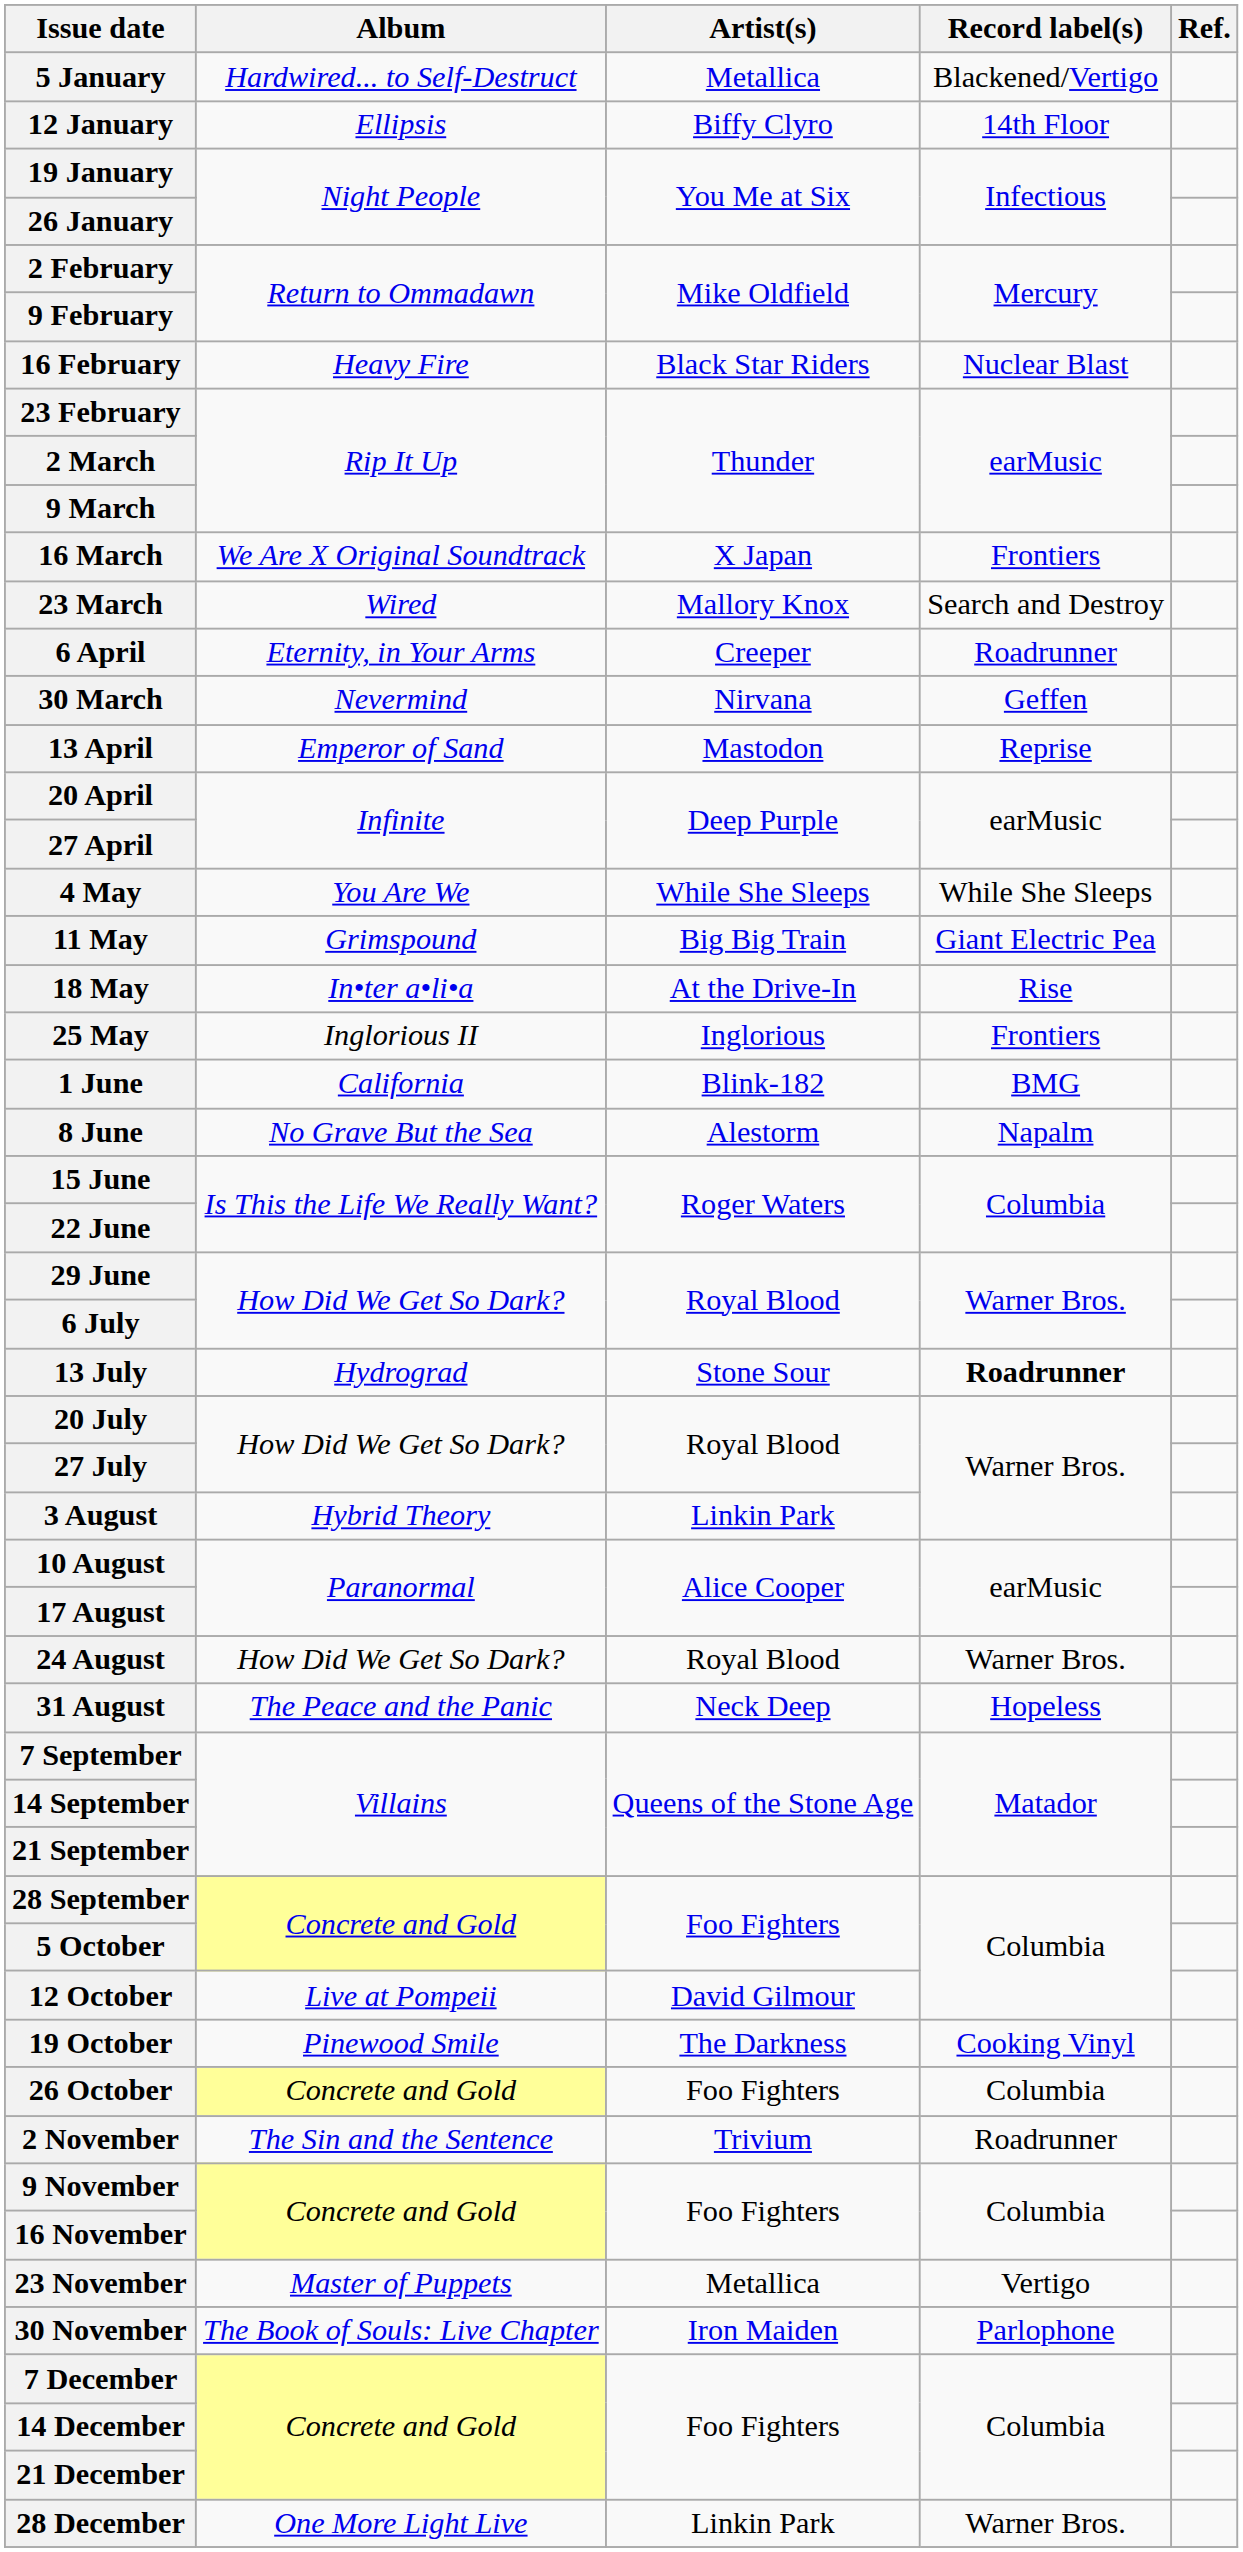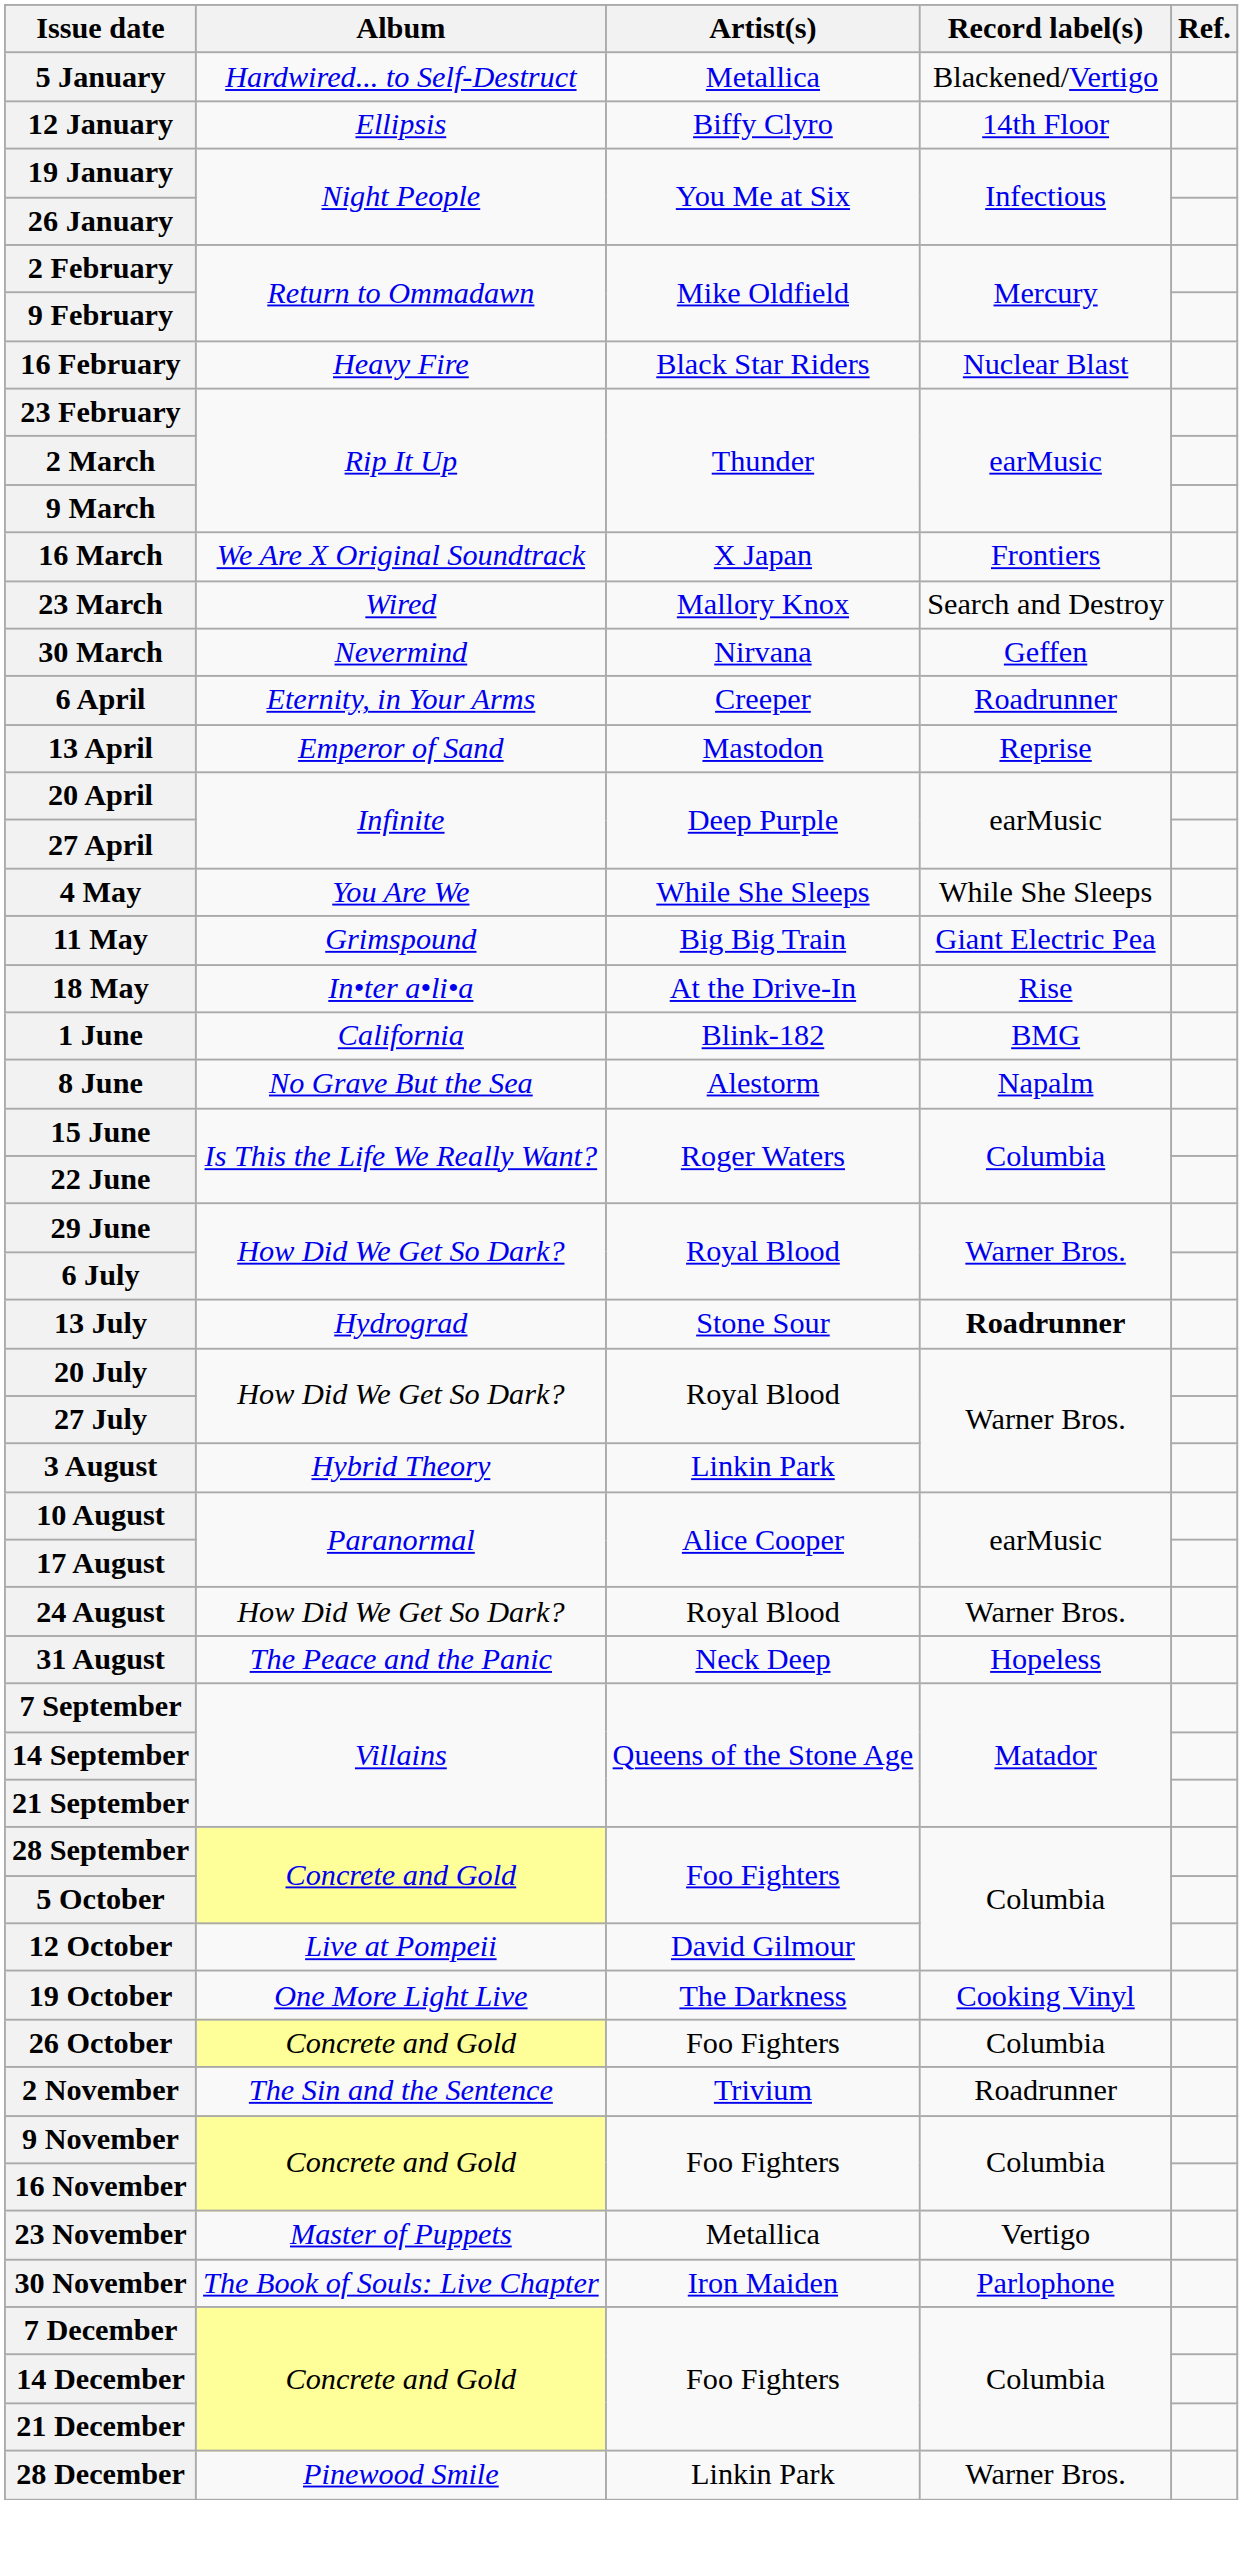rows swapped: (101, 699) <-> (101, 651)
- row: (101, 1035)
(401, 2042) Pinewood Smile -> (401, 1994) One More Light Live
(401, 2522) One More Light Live -> (401, 2474) Pinewood Smile
